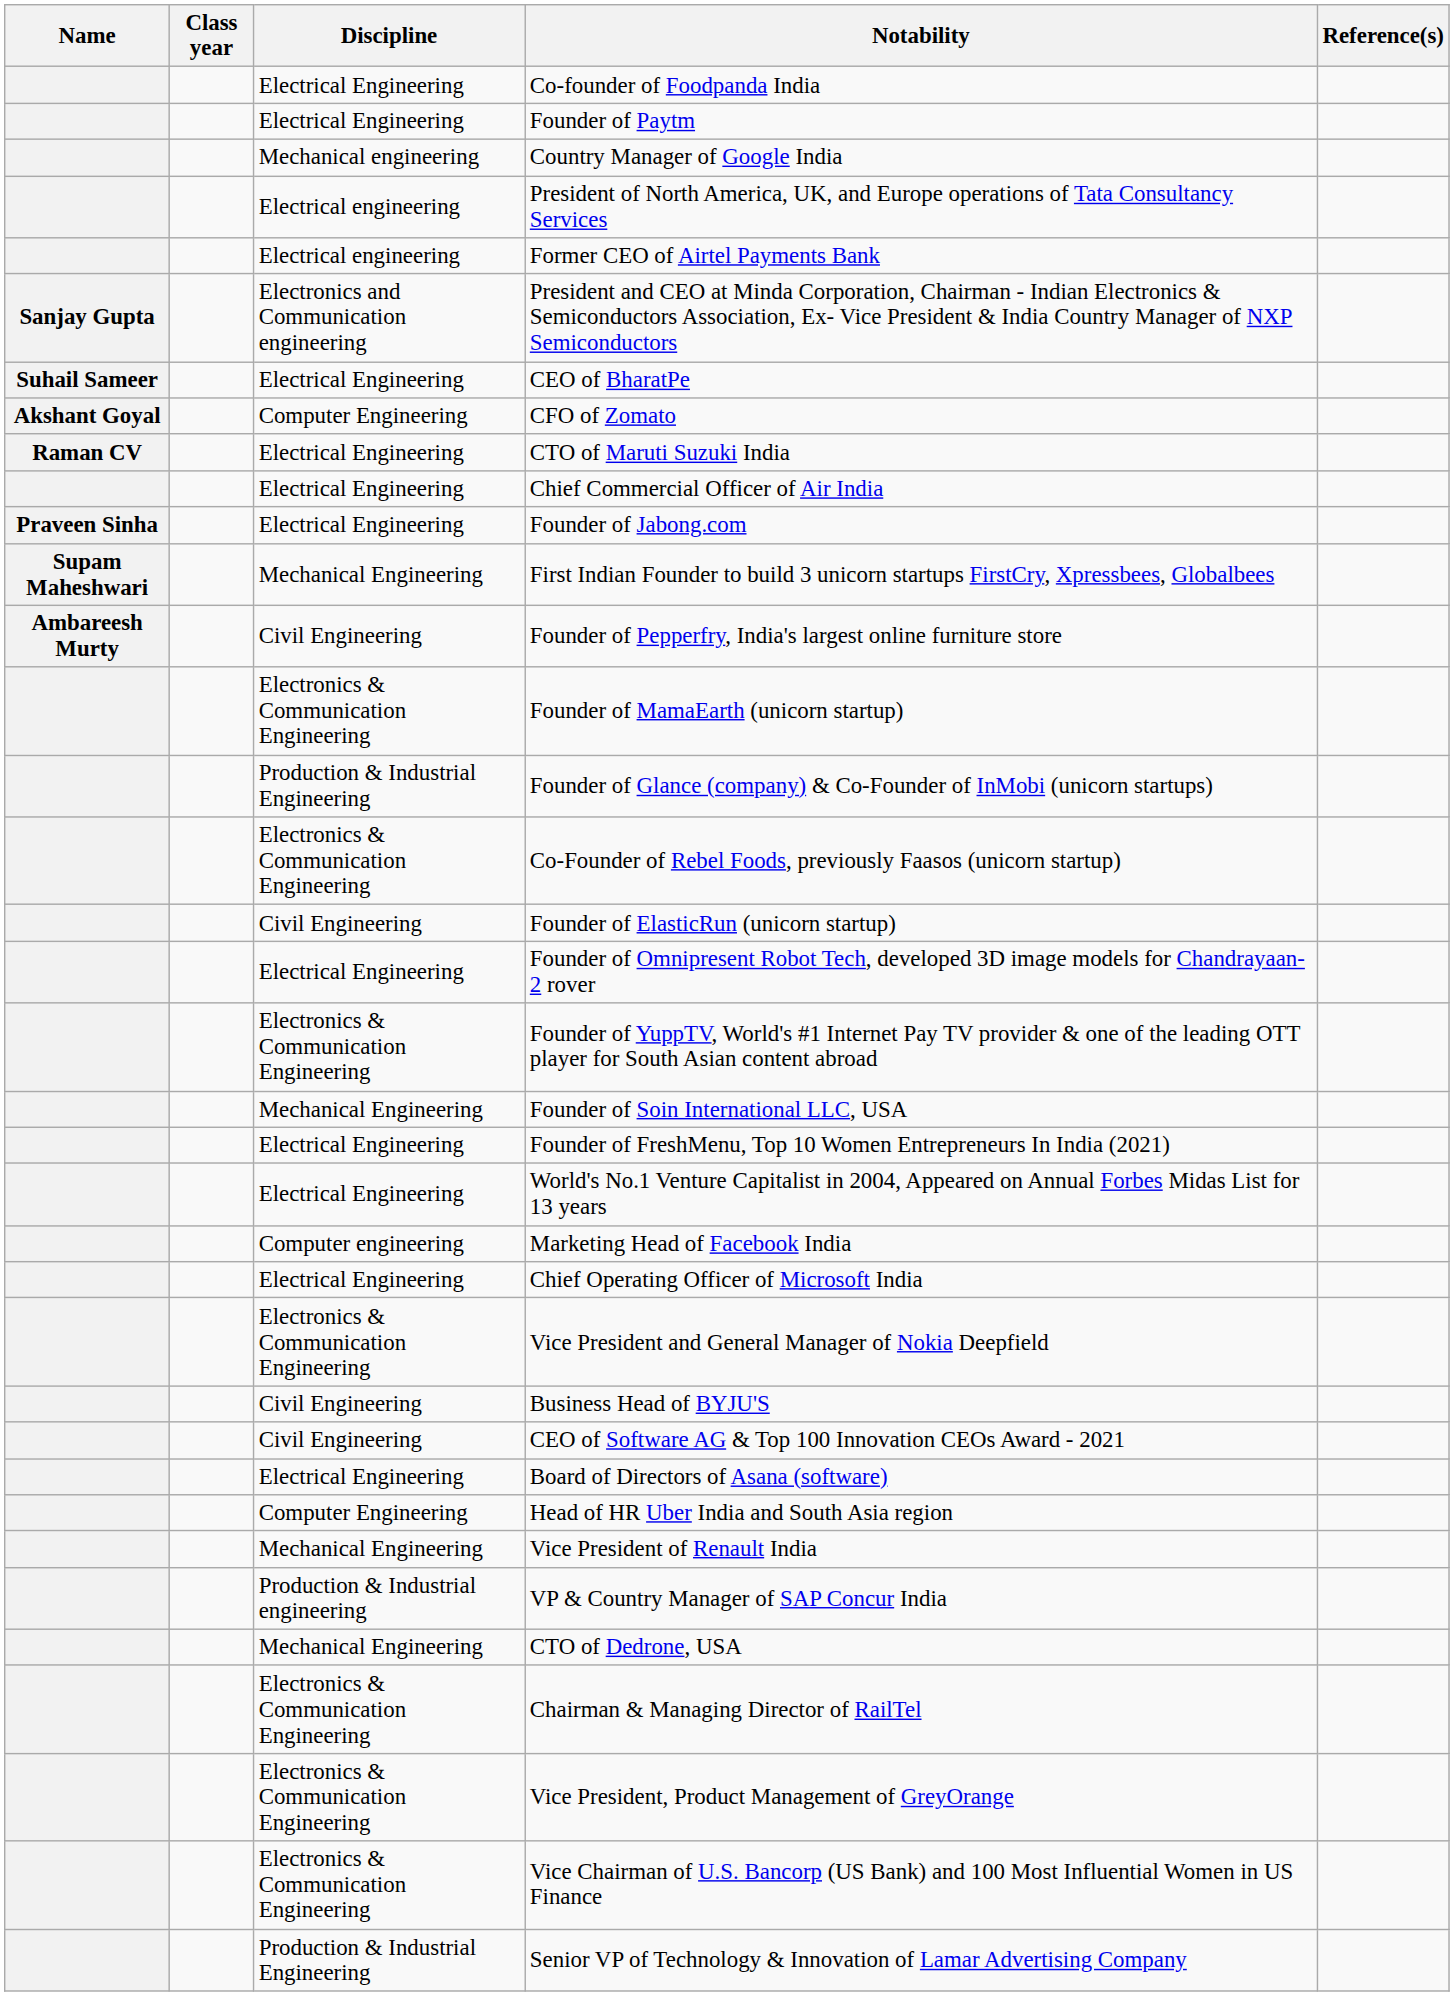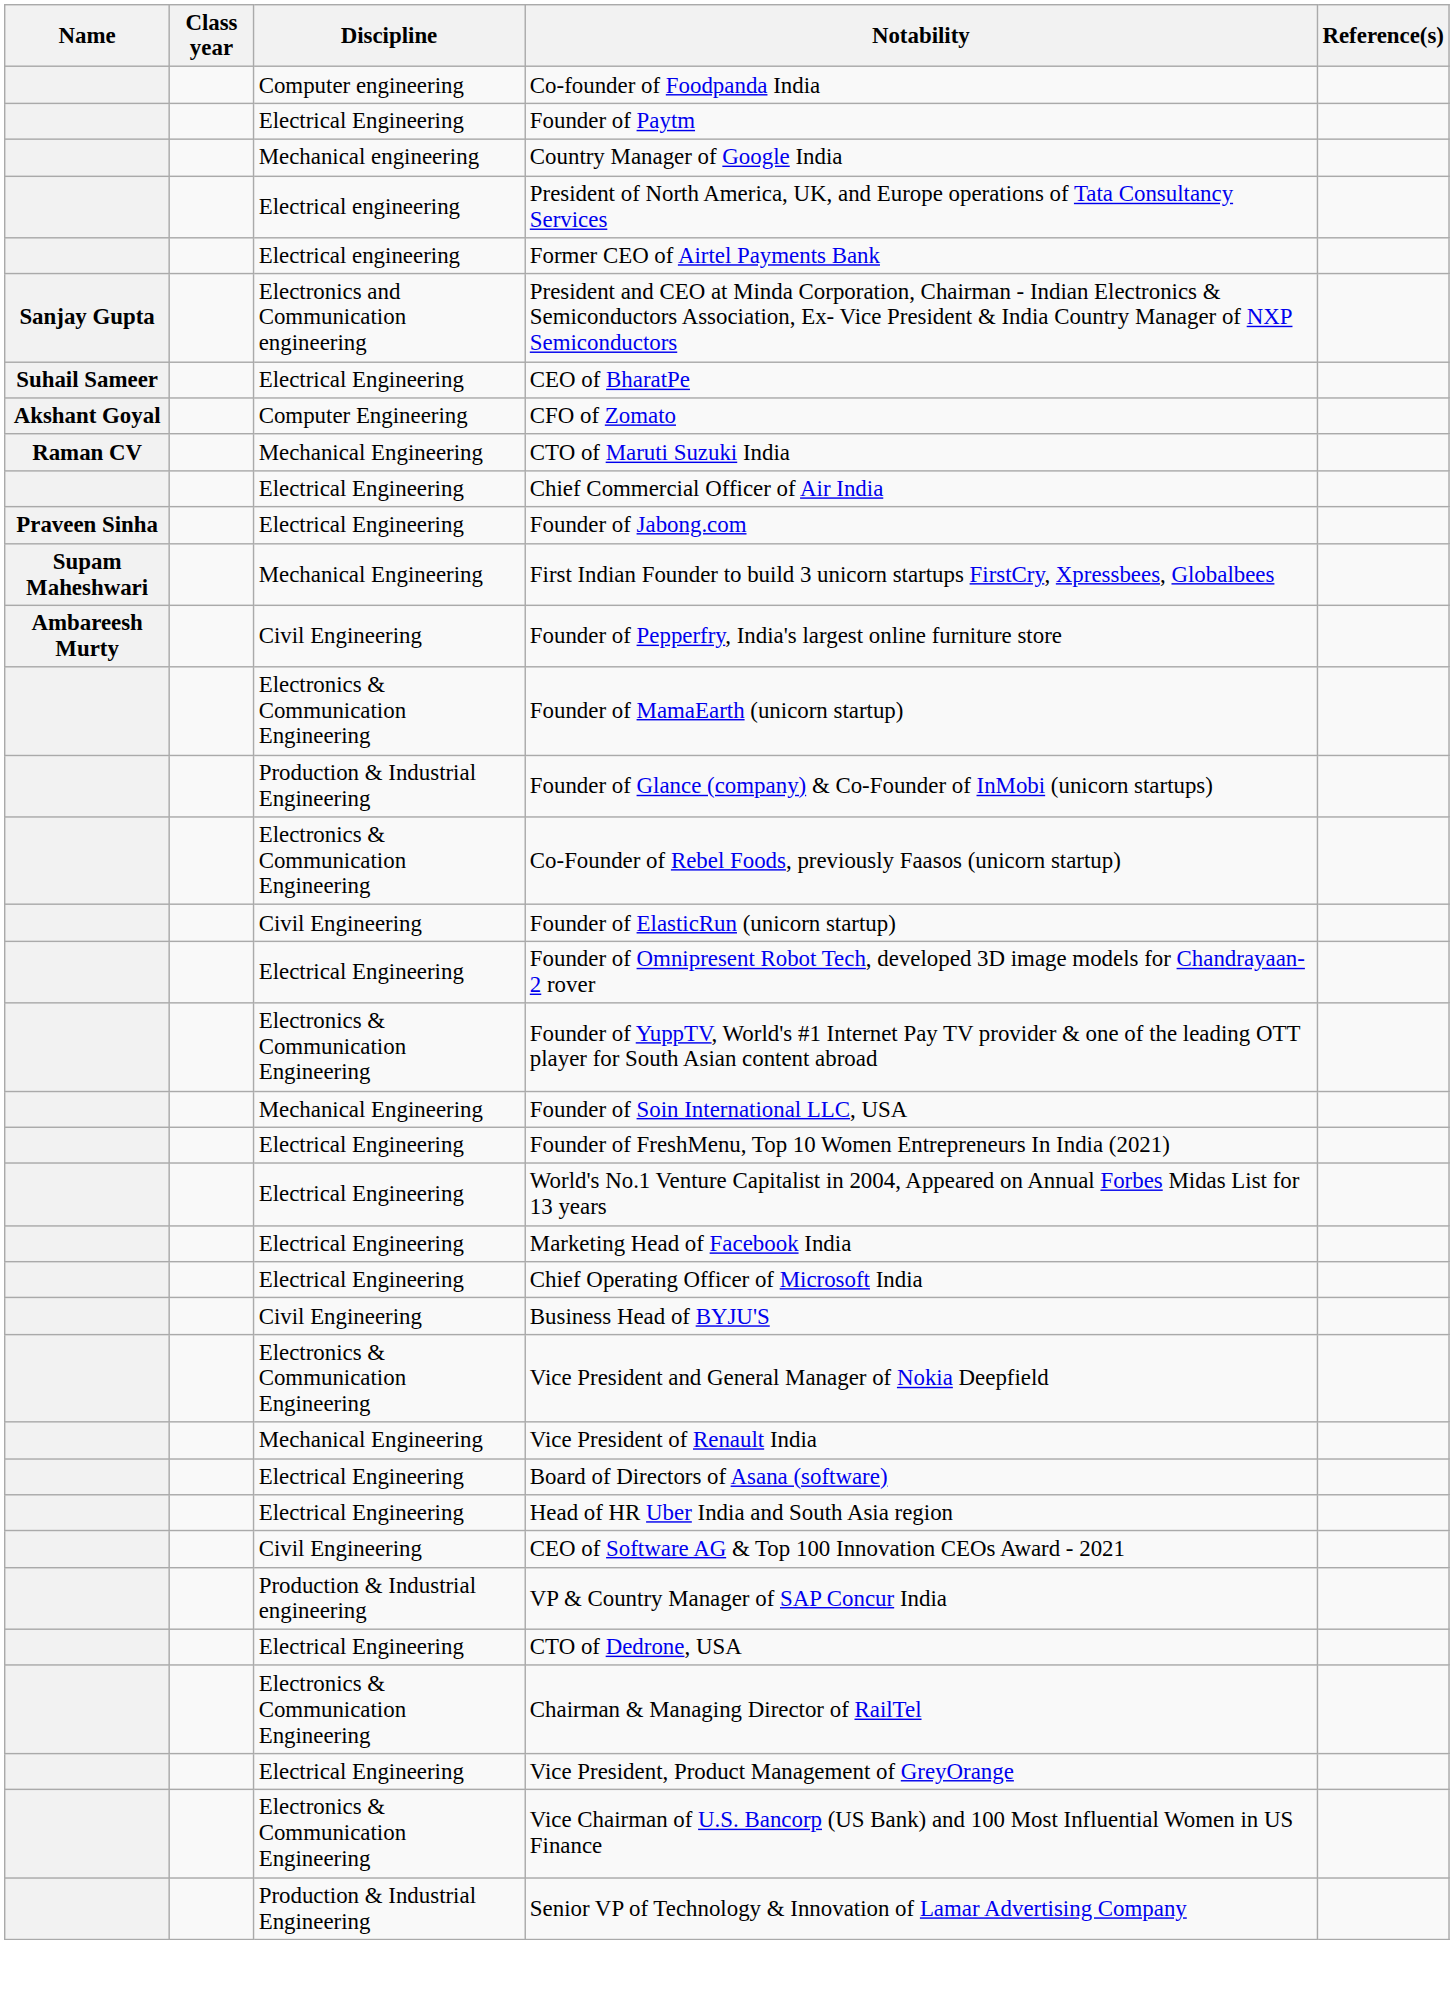(361, 84) Electrical Engineering -> (361, 84) Computer engineering
(361, 452) Electrical Engineering -> (371, 452) Mechanical Engineering
(361, 1243) Computer engineering -> (361, 1243) Electrical Engineering
rows swapped: (789, 1341) <-> (650, 1403)
rows swapped: (827, 1439) <-> (673, 1548)
(363, 1512) Computer Engineering -> (361, 1512) Electrical Engineering
(371, 1647) Mechanical Engineering -> (361, 1647) Electrical Engineering
(332, 1796) Electronics & Communication Engineering -> (361, 1771) Electrical Engineering
